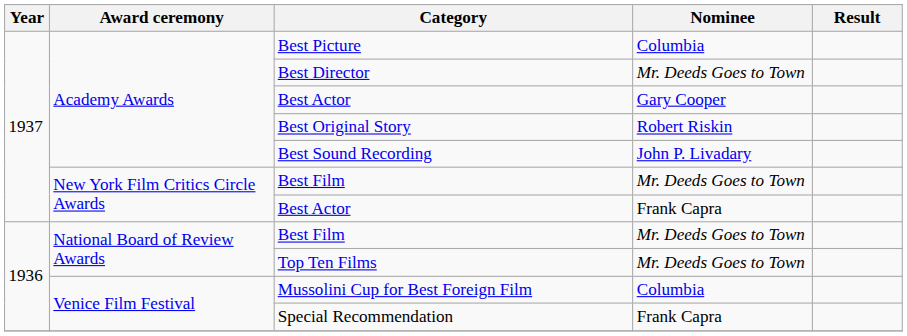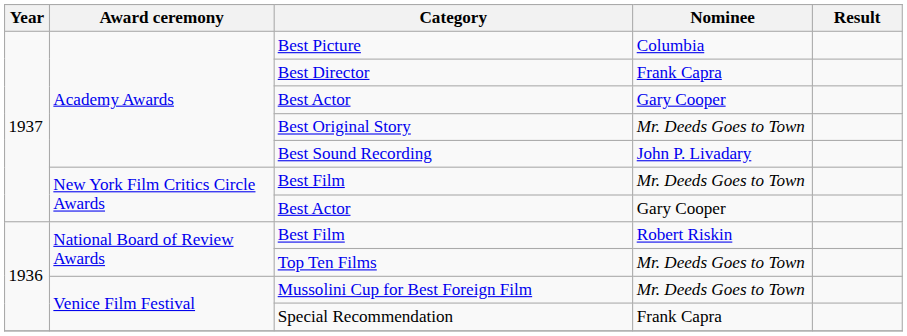(721, 72) Mr. Deeds Goes to Town -> (679, 72) Frank Capra
(685, 126) Robert Riskin -> (721, 126) Mr. Deeds Goes to Town
(679, 208) Frank Capra -> (681, 208) Gary Cooper
(721, 235) Mr. Deeds Goes to Town -> (685, 235) Robert Riskin
(670, 289) Columbia -> (721, 289) Mr. Deeds Goes to Town
